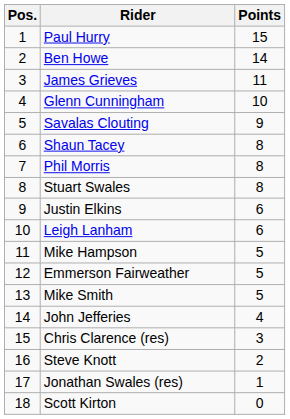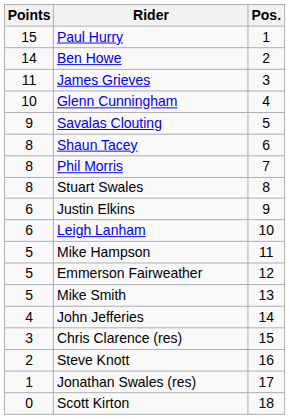columns swapped: (22, 15) <-> (260, 15)
